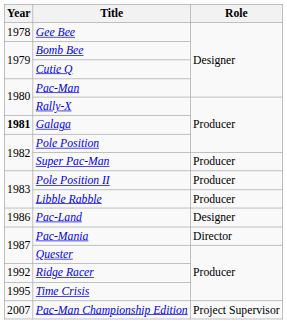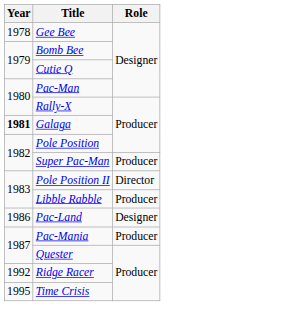(214, 180) Producer -> (135, 180) Director
(212, 236) Director -> (136, 236) Producer
- row: (112, 310)
